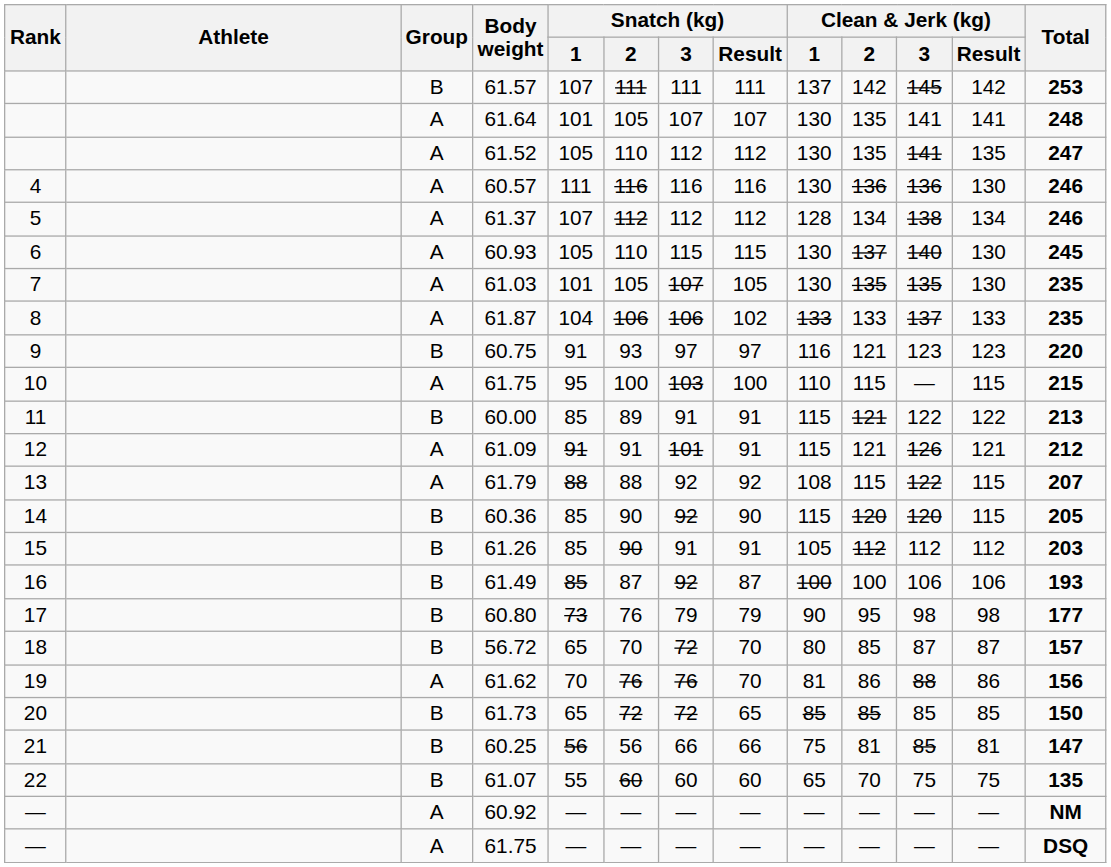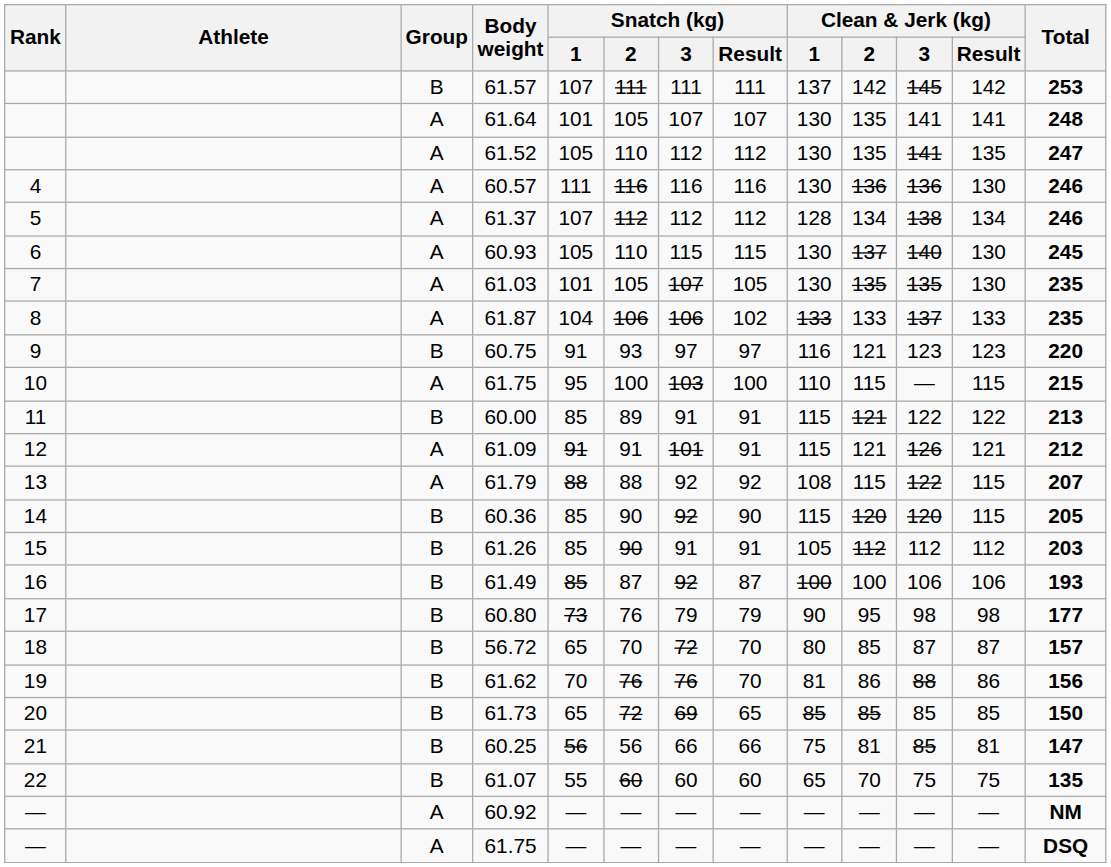(437, 680) A -> (437, 680) B
(686, 713) 72 -> (686, 713) 69
